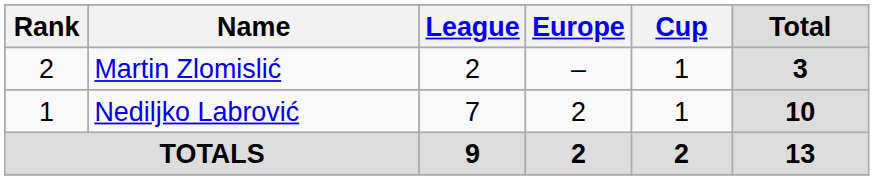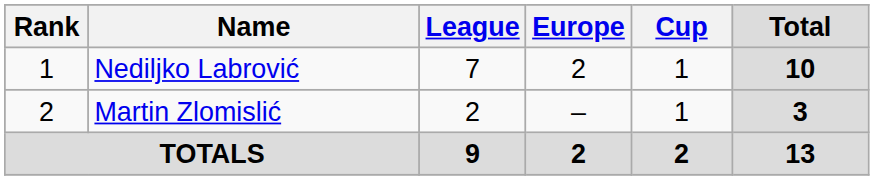rows swapped: (197, 112) <-> (188, 69)
